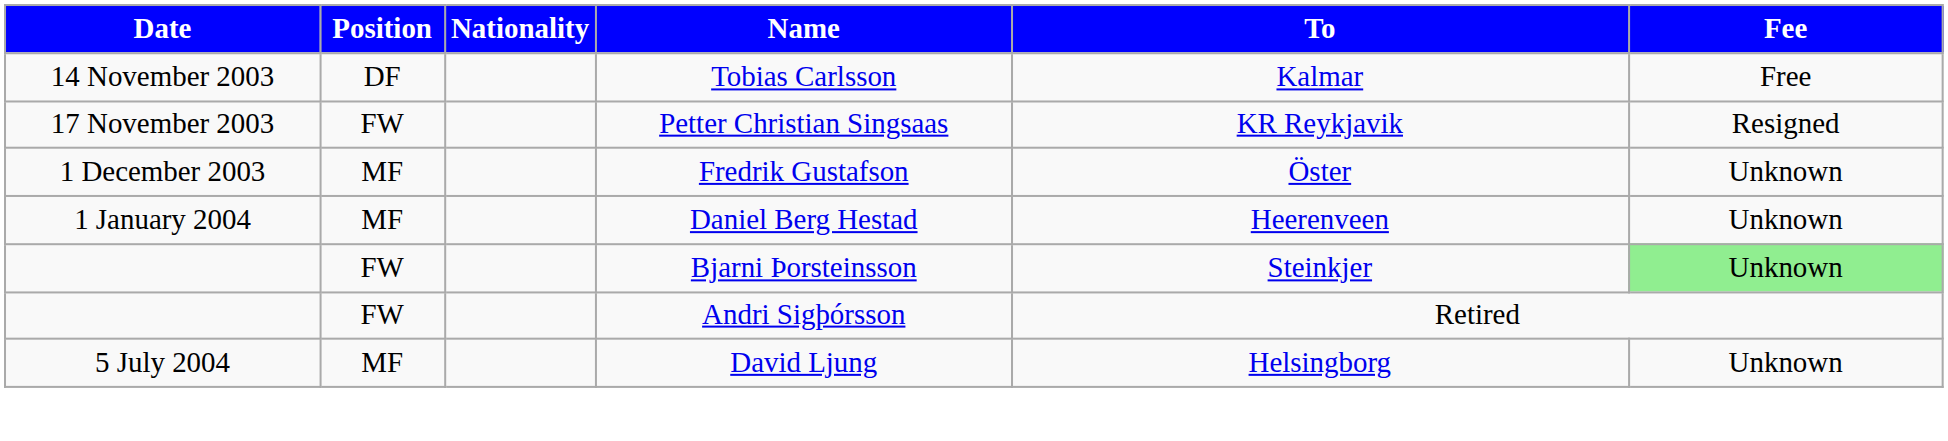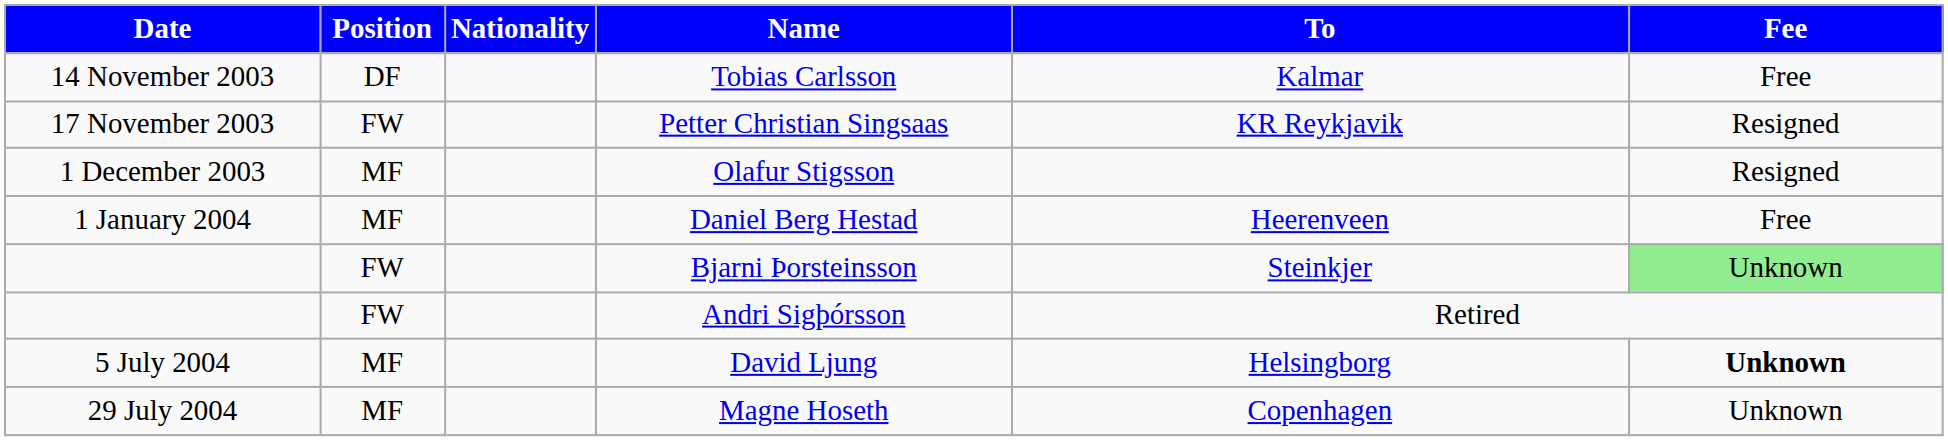- row: (804, 171)
+ row: (804, 171)
(1786, 219) Unknown -> (1786, 219) Free
(1786, 362) normal -> (1786, 362) bold
+ row: (804, 410)
